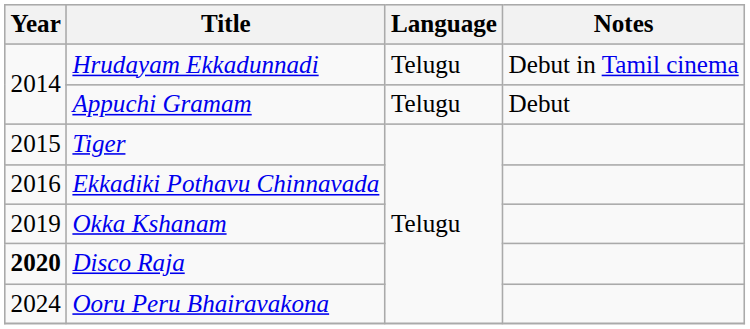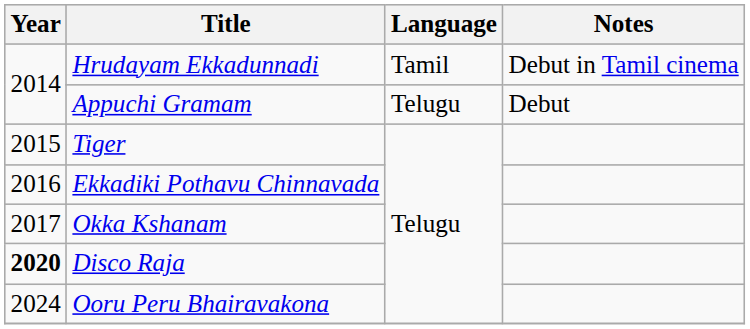(426, 64) Telugu -> (420, 64) Tamil
(36, 223) 2019 -> (36, 223) 2017
